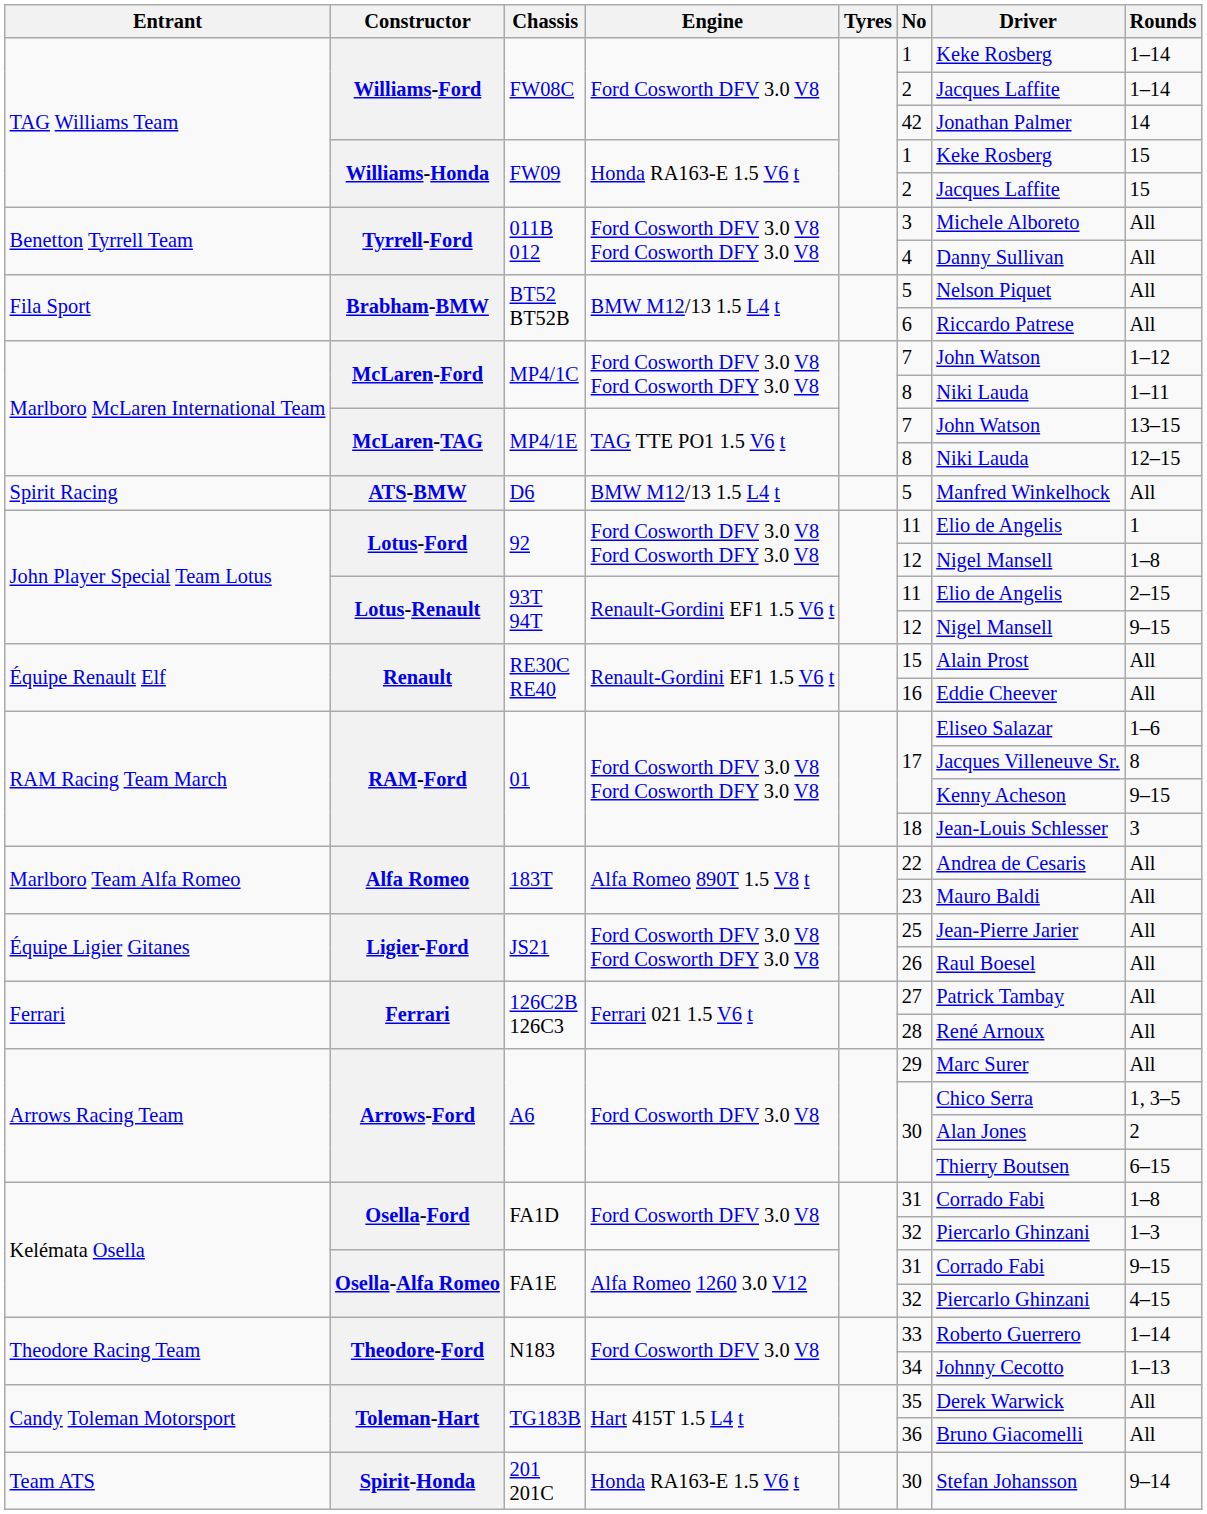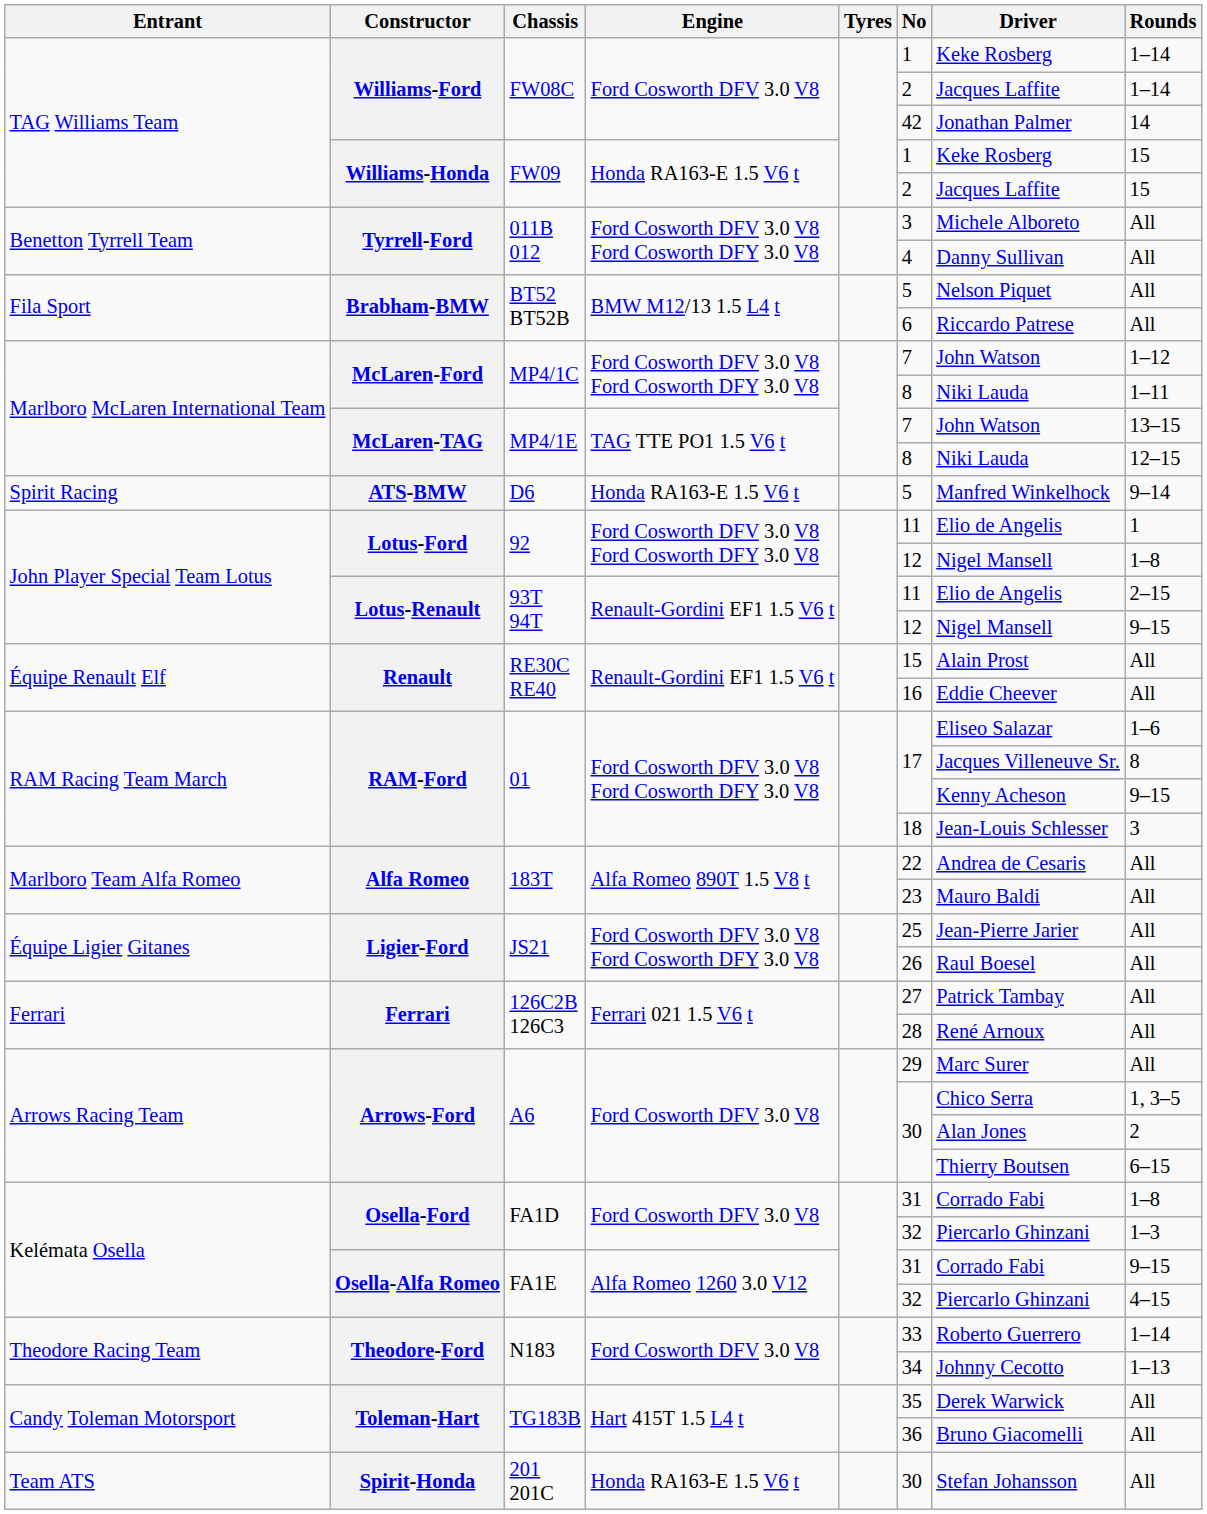(685, 492) BMW M12/13 1.5 L4 t -> (695, 492) Honda RA163-E 1.5 V6 t
(1142, 492) All -> (1150, 492) 9–14
(1150, 1480) 9–14 -> (1142, 1480) All
